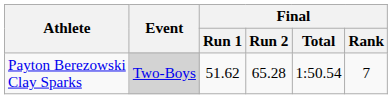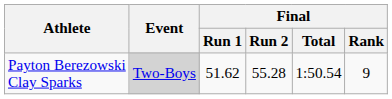(269, 73) 65.28 -> (269, 73) 55.28
(366, 73) 7 -> (366, 73) 9
